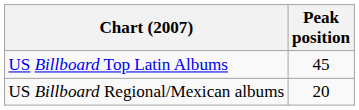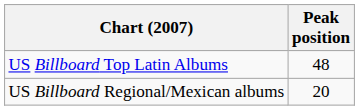(321, 64) 45 -> (321, 64) 48
